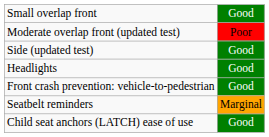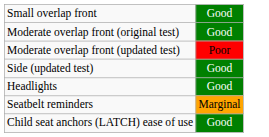+ row: (93, 31)
- row: (111, 86)
